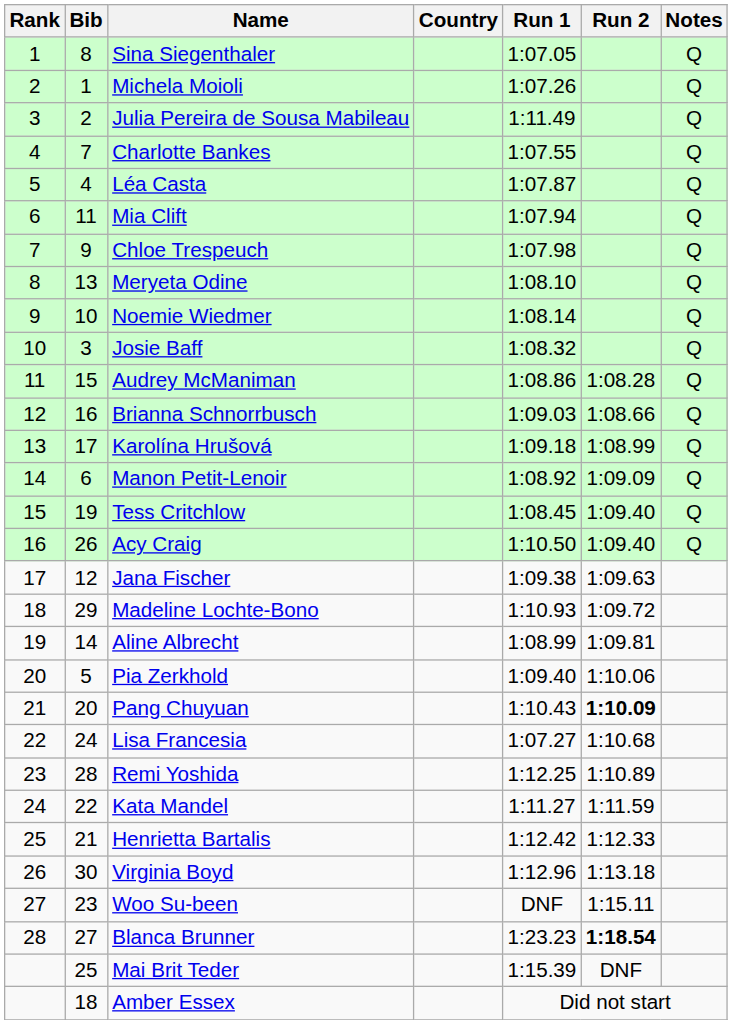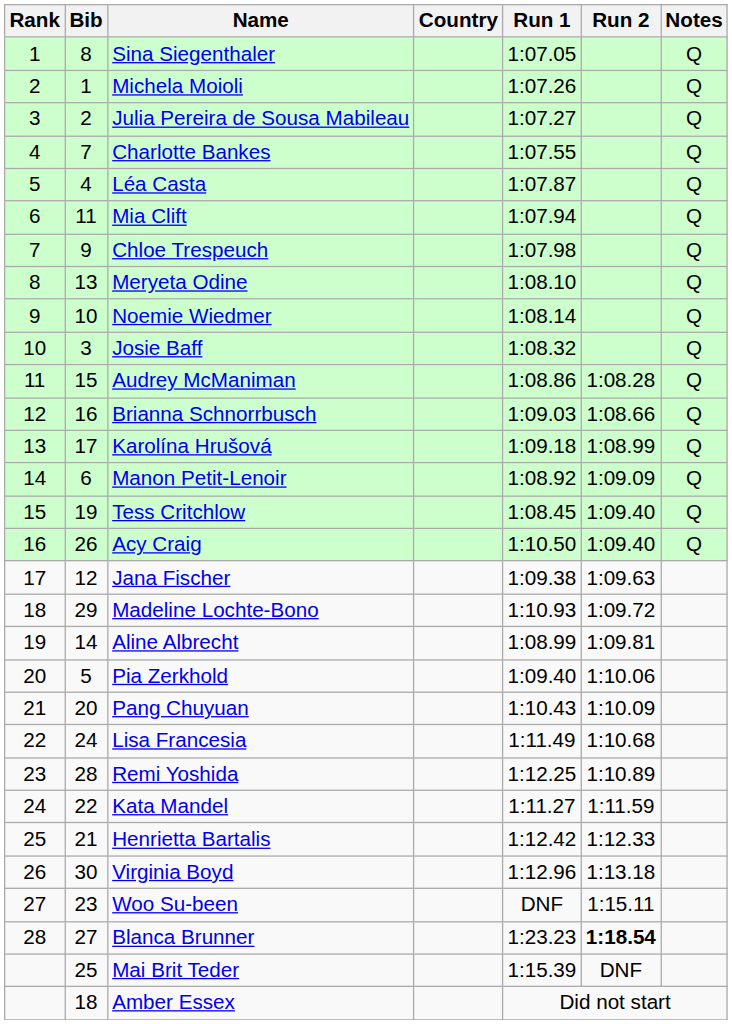(542, 119) 1:11.49 -> (542, 119) 1:07.27
(621, 708) bold -> (621, 708) normal
(542, 741) 1:07.27 -> (542, 741) 1:11.49
